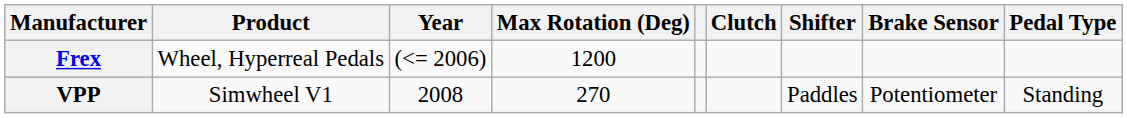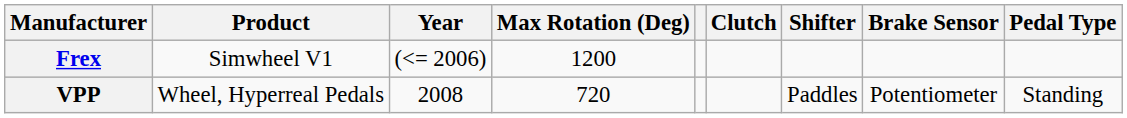(271, 58) Wheel, Hyperreal Pedals -> (271, 58) Simwheel V1
(271, 94) Simwheel V1 -> (271, 94) Wheel, Hyperreal Pedals
(593, 94) 270 -> (593, 94) 720
